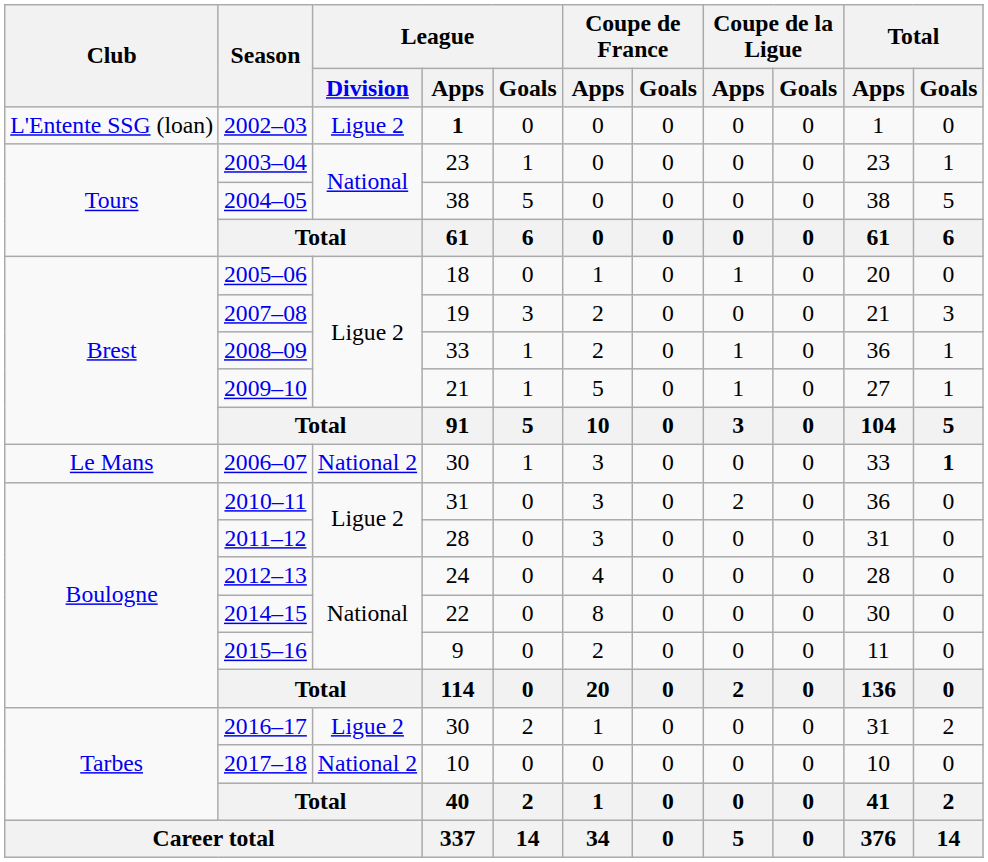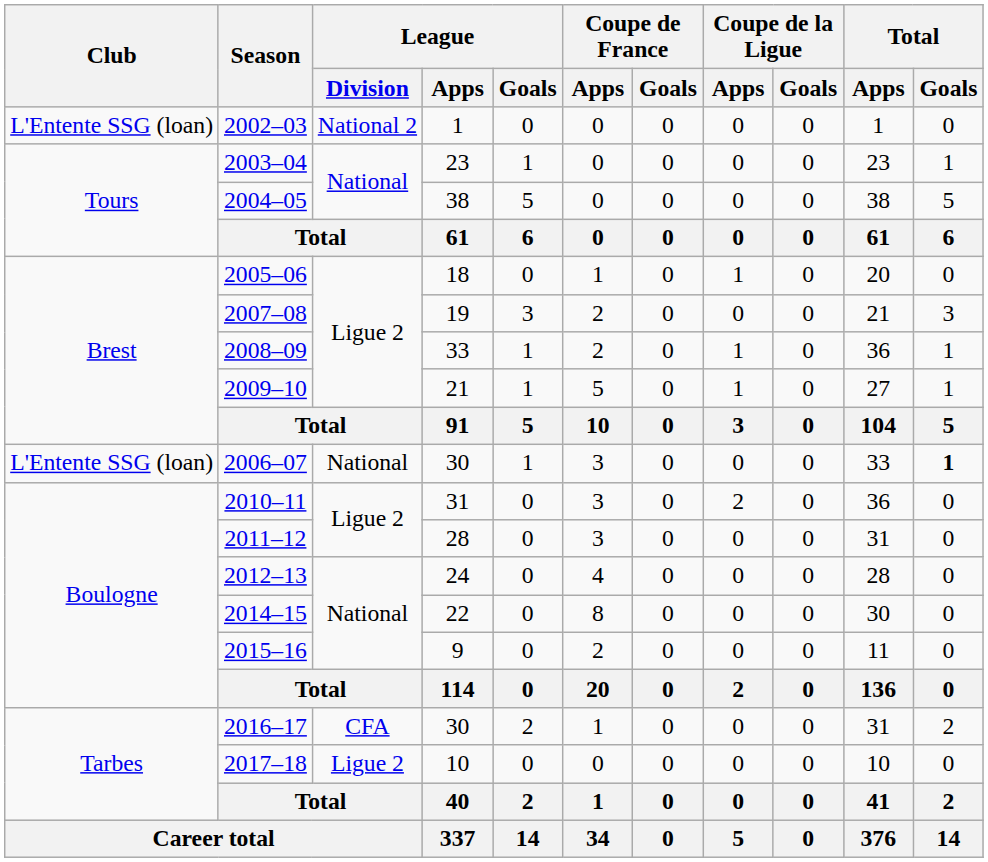(367, 125) Ligue 2 -> (367, 125) National 2
(458, 125) bold -> (458, 125) normal
(112, 463) Le Mans -> (112, 463) L'Entente SSG (loan)
(367, 463) National 2 -> (367, 463) National
(367, 725) Ligue 2 -> (367, 725) CFA
(367, 763) National 2 -> (367, 763) Ligue 2
